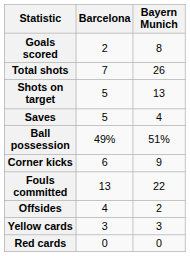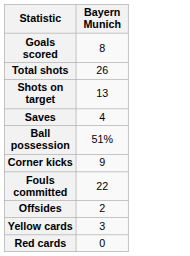- column: (105, 19)
